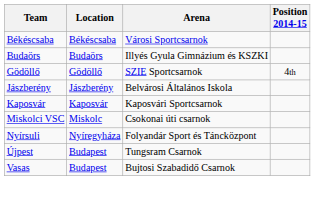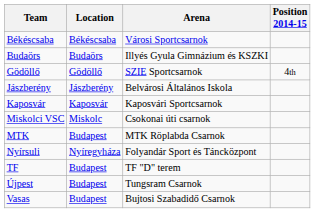+ row: (18, 135)
+ row: (13, 167)
